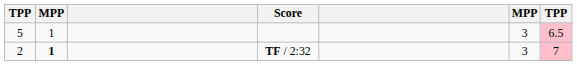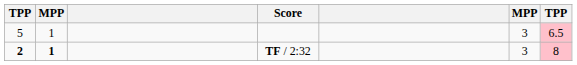(20, 51) normal -> (20, 51) bold
(556, 51) 7 -> (556, 51) 8
